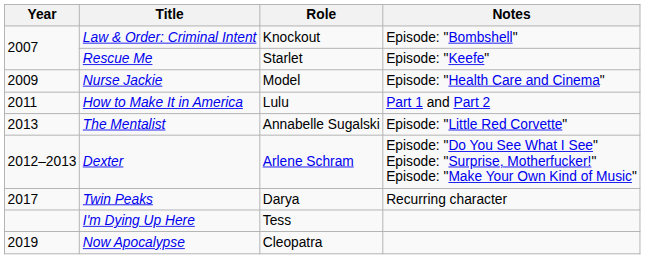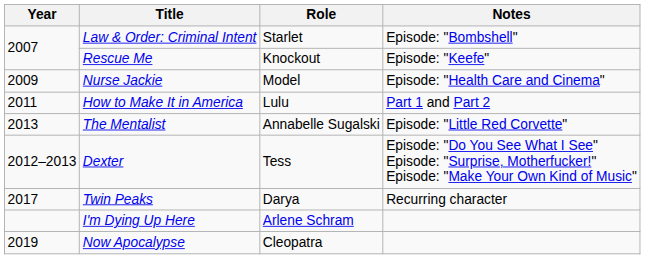(291, 37) Knockout -> (283, 37) Starlet
(283, 59) Starlet -> (291, 59) Knockout
(308, 161) Arlene Schram -> (277, 161) Tess
(277, 220) Tess -> (308, 220) Arlene Schram
